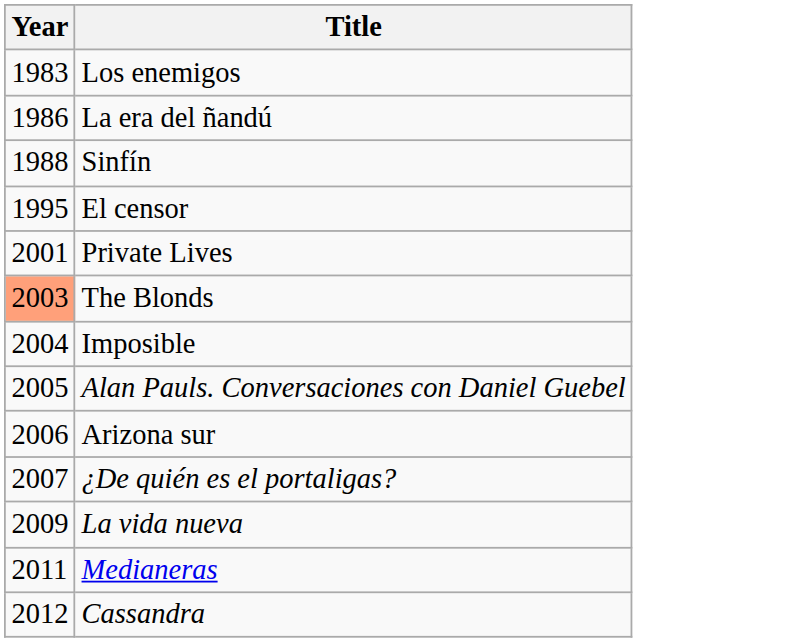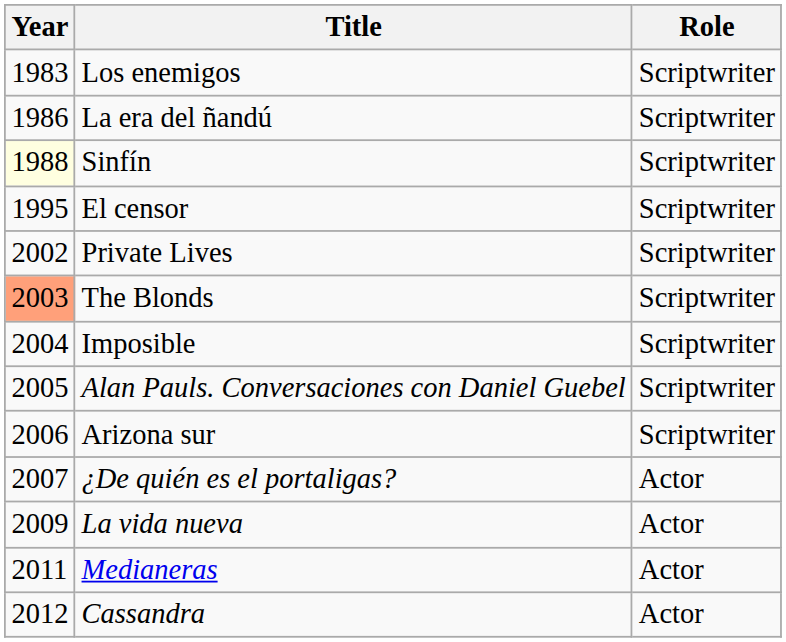+ column: (707, 27)
(40, 162) no background -> (40, 162) lightyellow background
(40, 252) 2001 -> (40, 252) 2002
